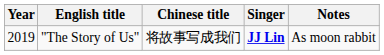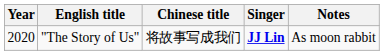(21, 38) 2019 -> (21, 38) 2020
